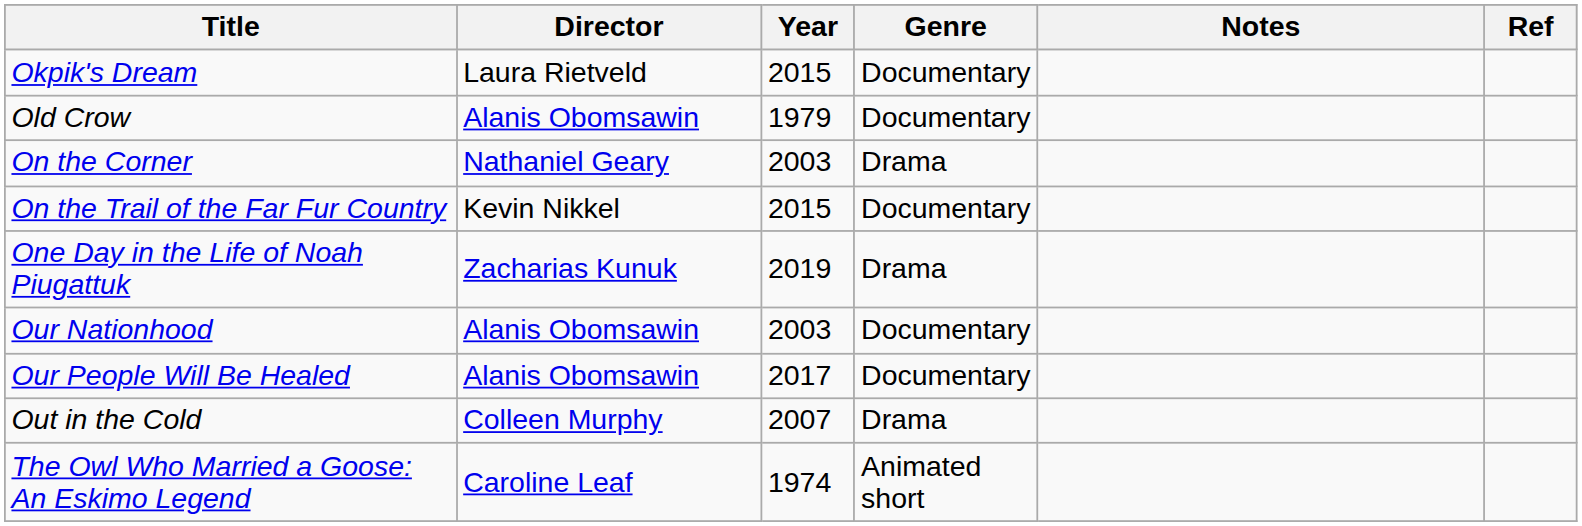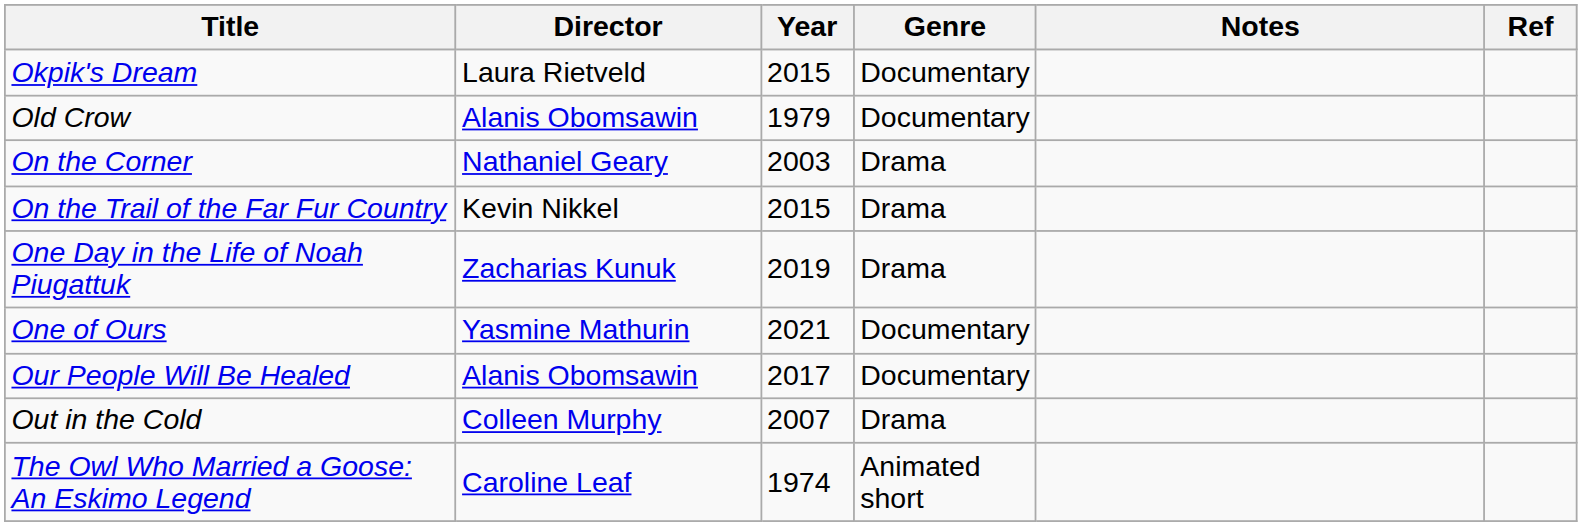(946, 207) Documentary -> (903, 207) Drama
+ row: (89, 330)
- row: (112, 330)
